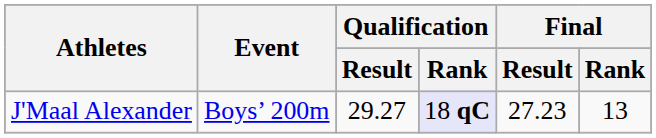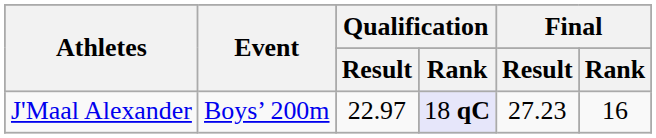(377, 111) 29.27 -> (377, 111) 22.97
(615, 111) 13 -> (615, 111) 16
